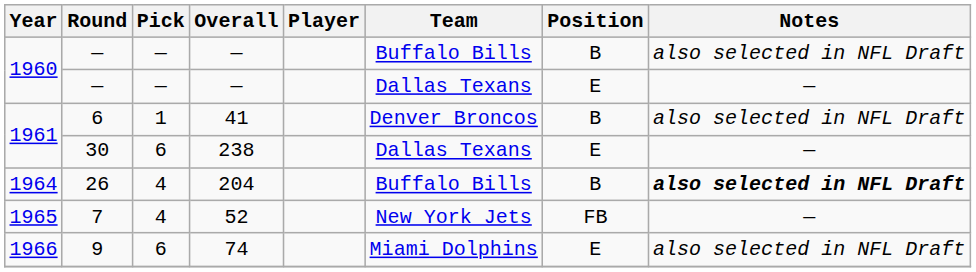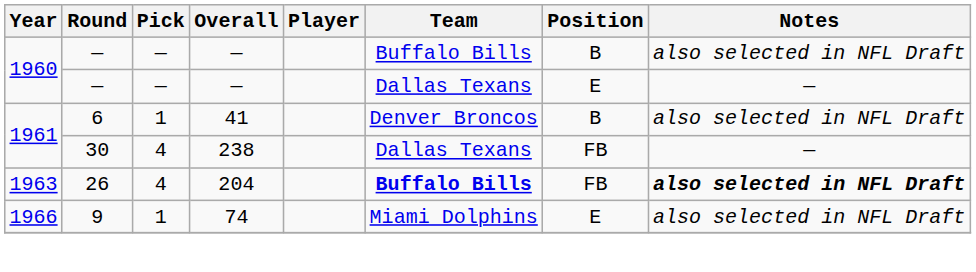(161, 152) 6 -> (161, 152) 4
(595, 152) E -> (595, 152) FB
(34, 184) 1964 -> (34, 184) 1963
(454, 184) normal -> (454, 184) bold
(595, 184) B -> (595, 184) FB
- row: (97, 217)
(161, 249) 6 -> (161, 217) 1
